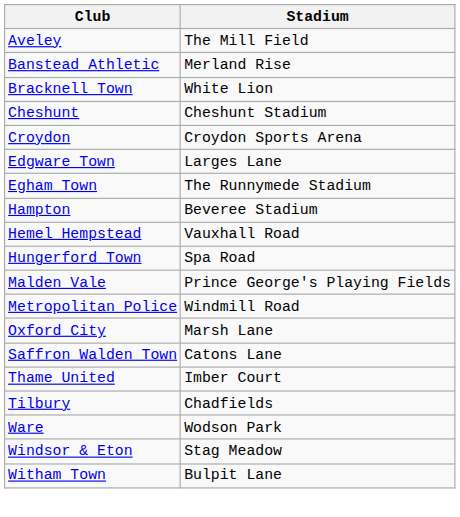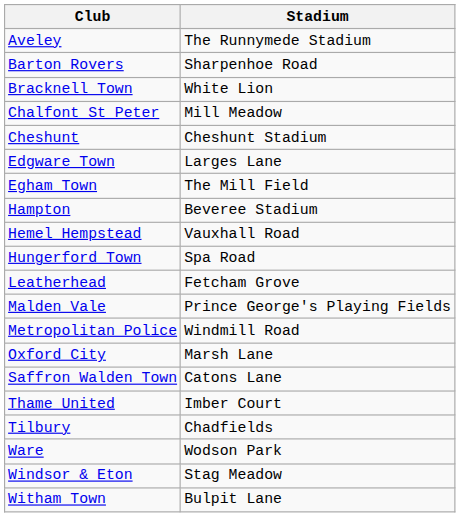(246, 41) The Mill Field -> (278, 41) The Runnymede Stadium
- row: (84, 65)
+ row: (66, 65)
+ row: (84, 113)
- row: (39, 137)
(278, 186) The Runnymede Stadium -> (246, 186) The Mill Field
+ row: (57, 282)
